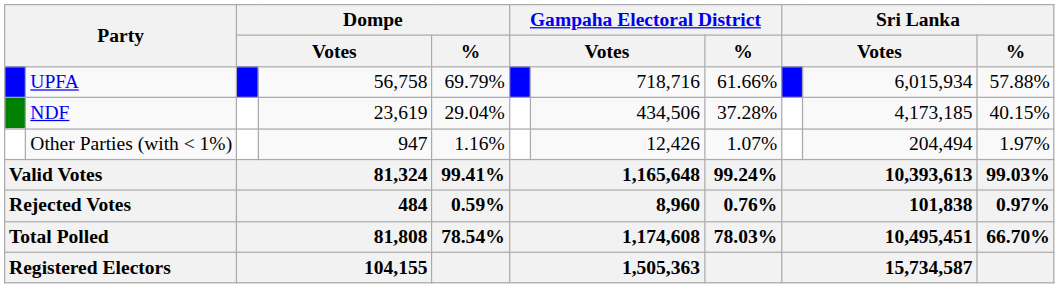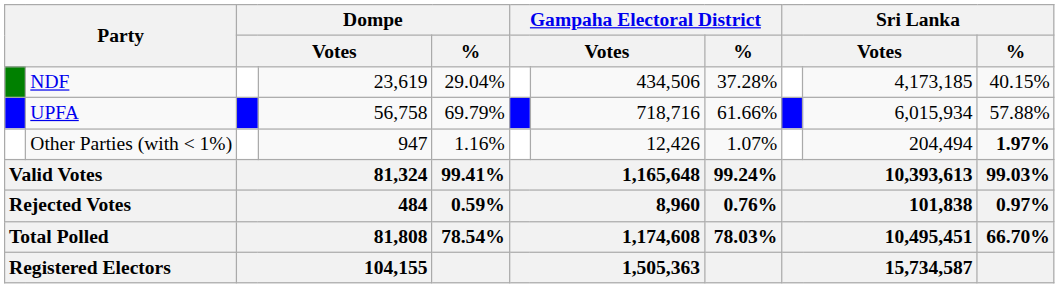rows swapped: (55, 81) <-> (50, 112)
(1024, 143) normal -> (1023, 143) bold
